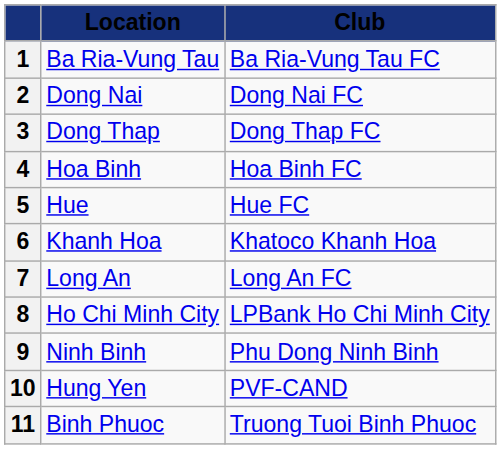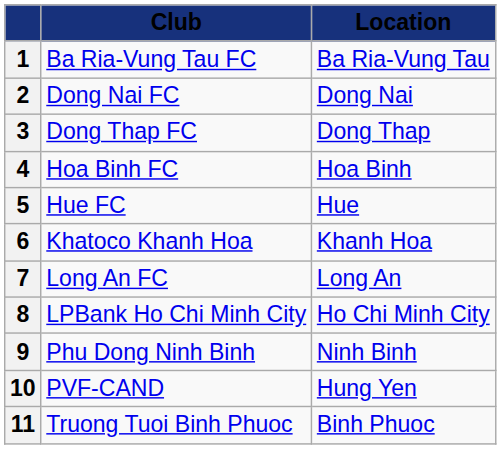columns swapped: (360, 22) <-> (133, 22)
